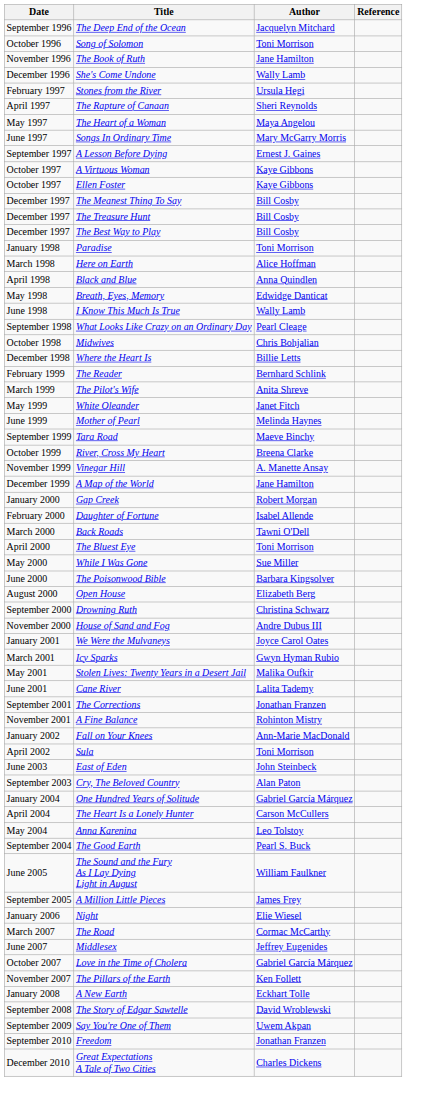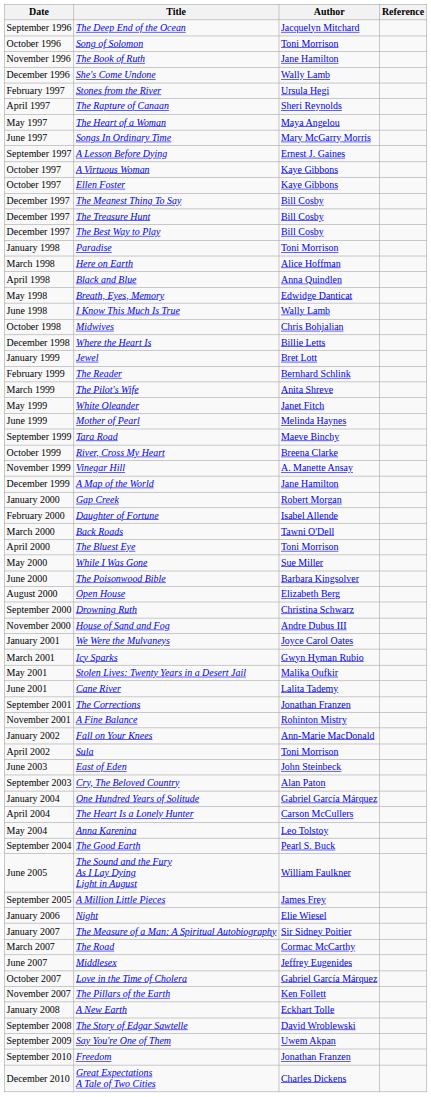- row: (164, 327)
+ row: (87, 358)
+ row: (176, 931)
